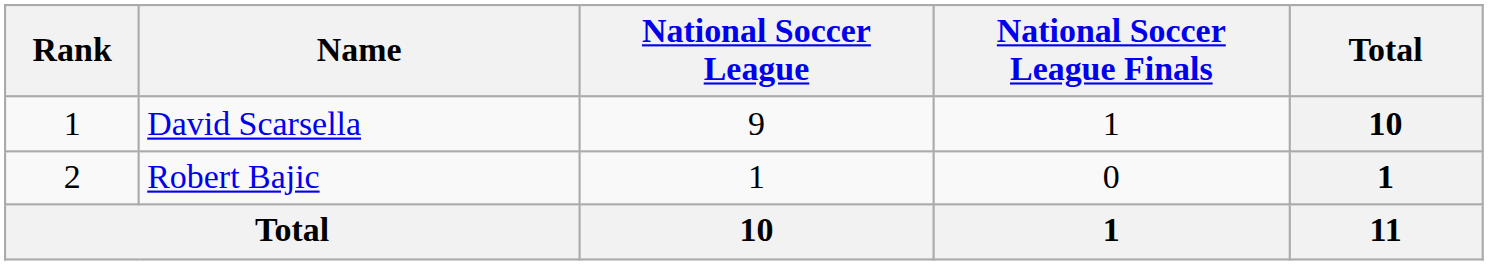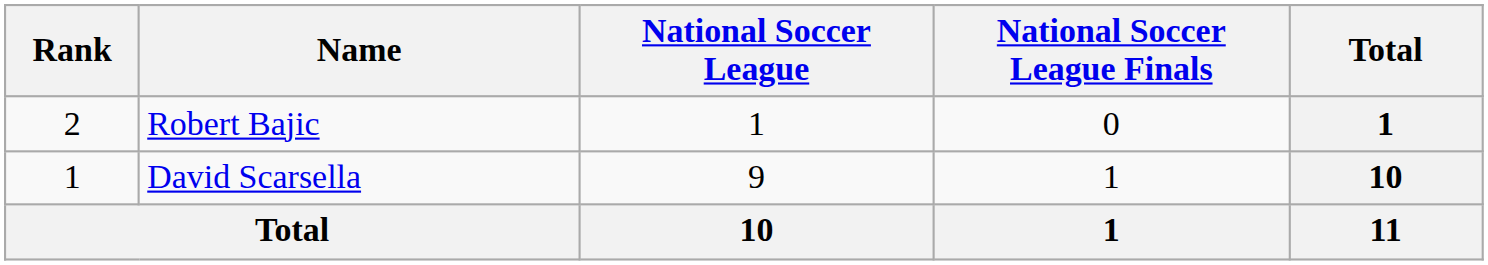rows swapped: (254, 123) <-> (233, 177)
